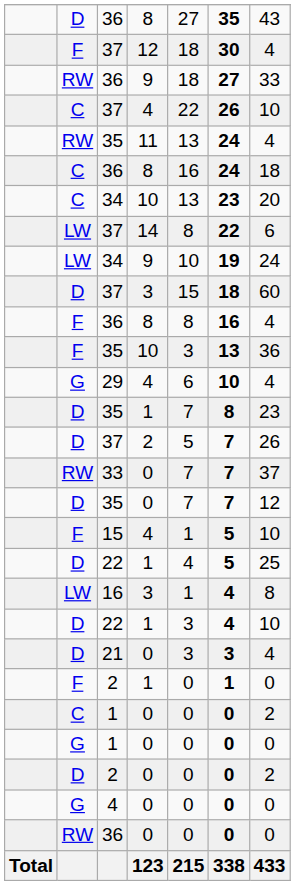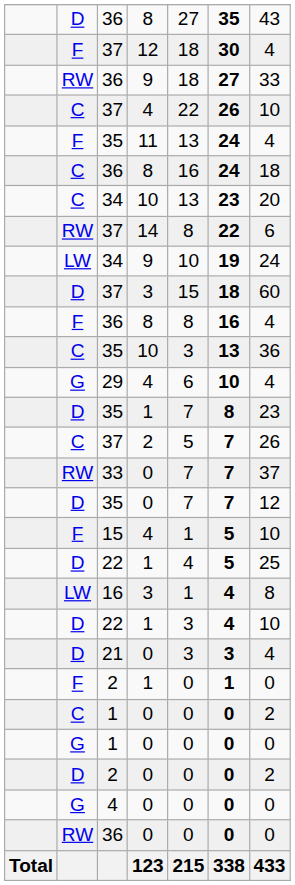(78, 140) RW -> (78, 140) F
(78, 230) LW -> (78, 230) RW
(78, 351) F -> (78, 351) C
(78, 442) D -> (78, 442) C
